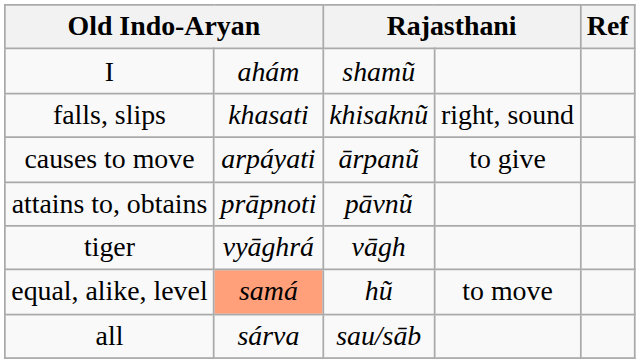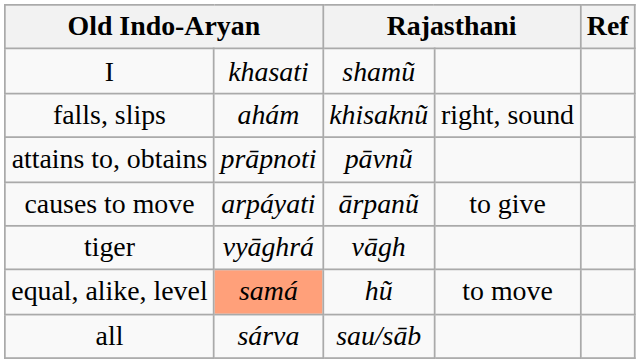(268, 70) ahám -> (268, 70) khasati
(268, 114) khasati -> (268, 114) ahám
rows swapped: (109, 159) <-> (109, 203)
